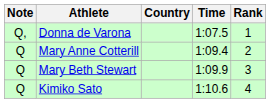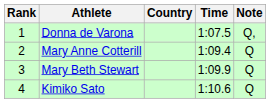columns swapped: (248, 13) <-> (20, 13)
